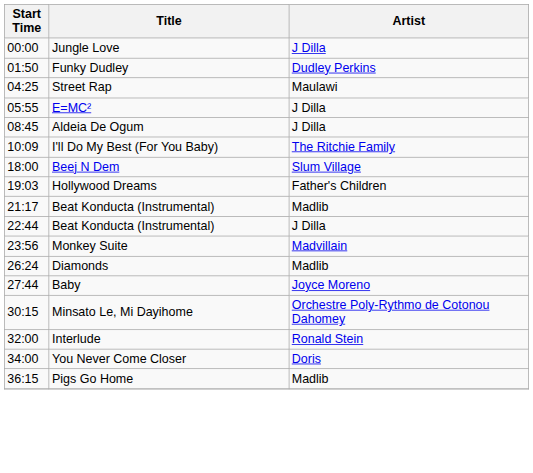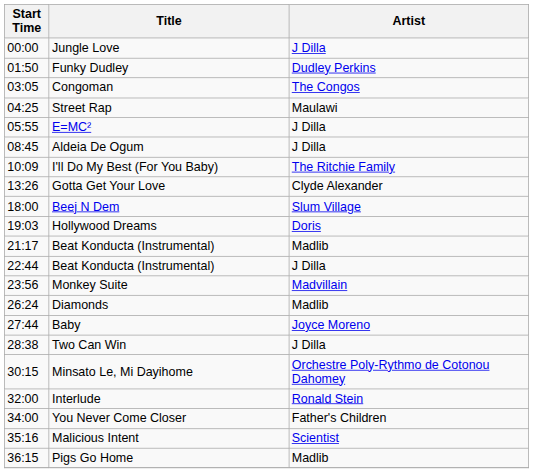+ row: (23, 87)
+ row: (23, 186)
(339, 186) Father's Children -> (306, 226) Doris
+ row: (23, 345)
(306, 359) Doris -> (339, 418) Father's Children
+ row: (23, 438)
